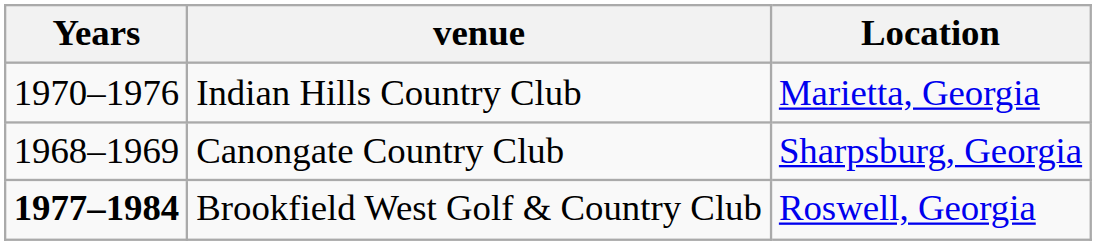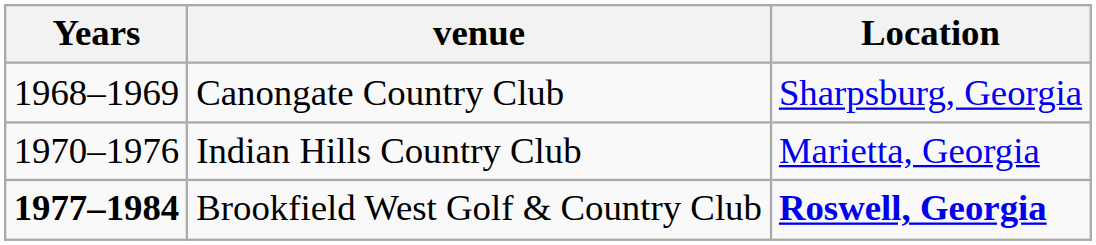rows swapped: (380, 150) <-> (389, 92)
(907, 208) normal -> (913, 208) bold
